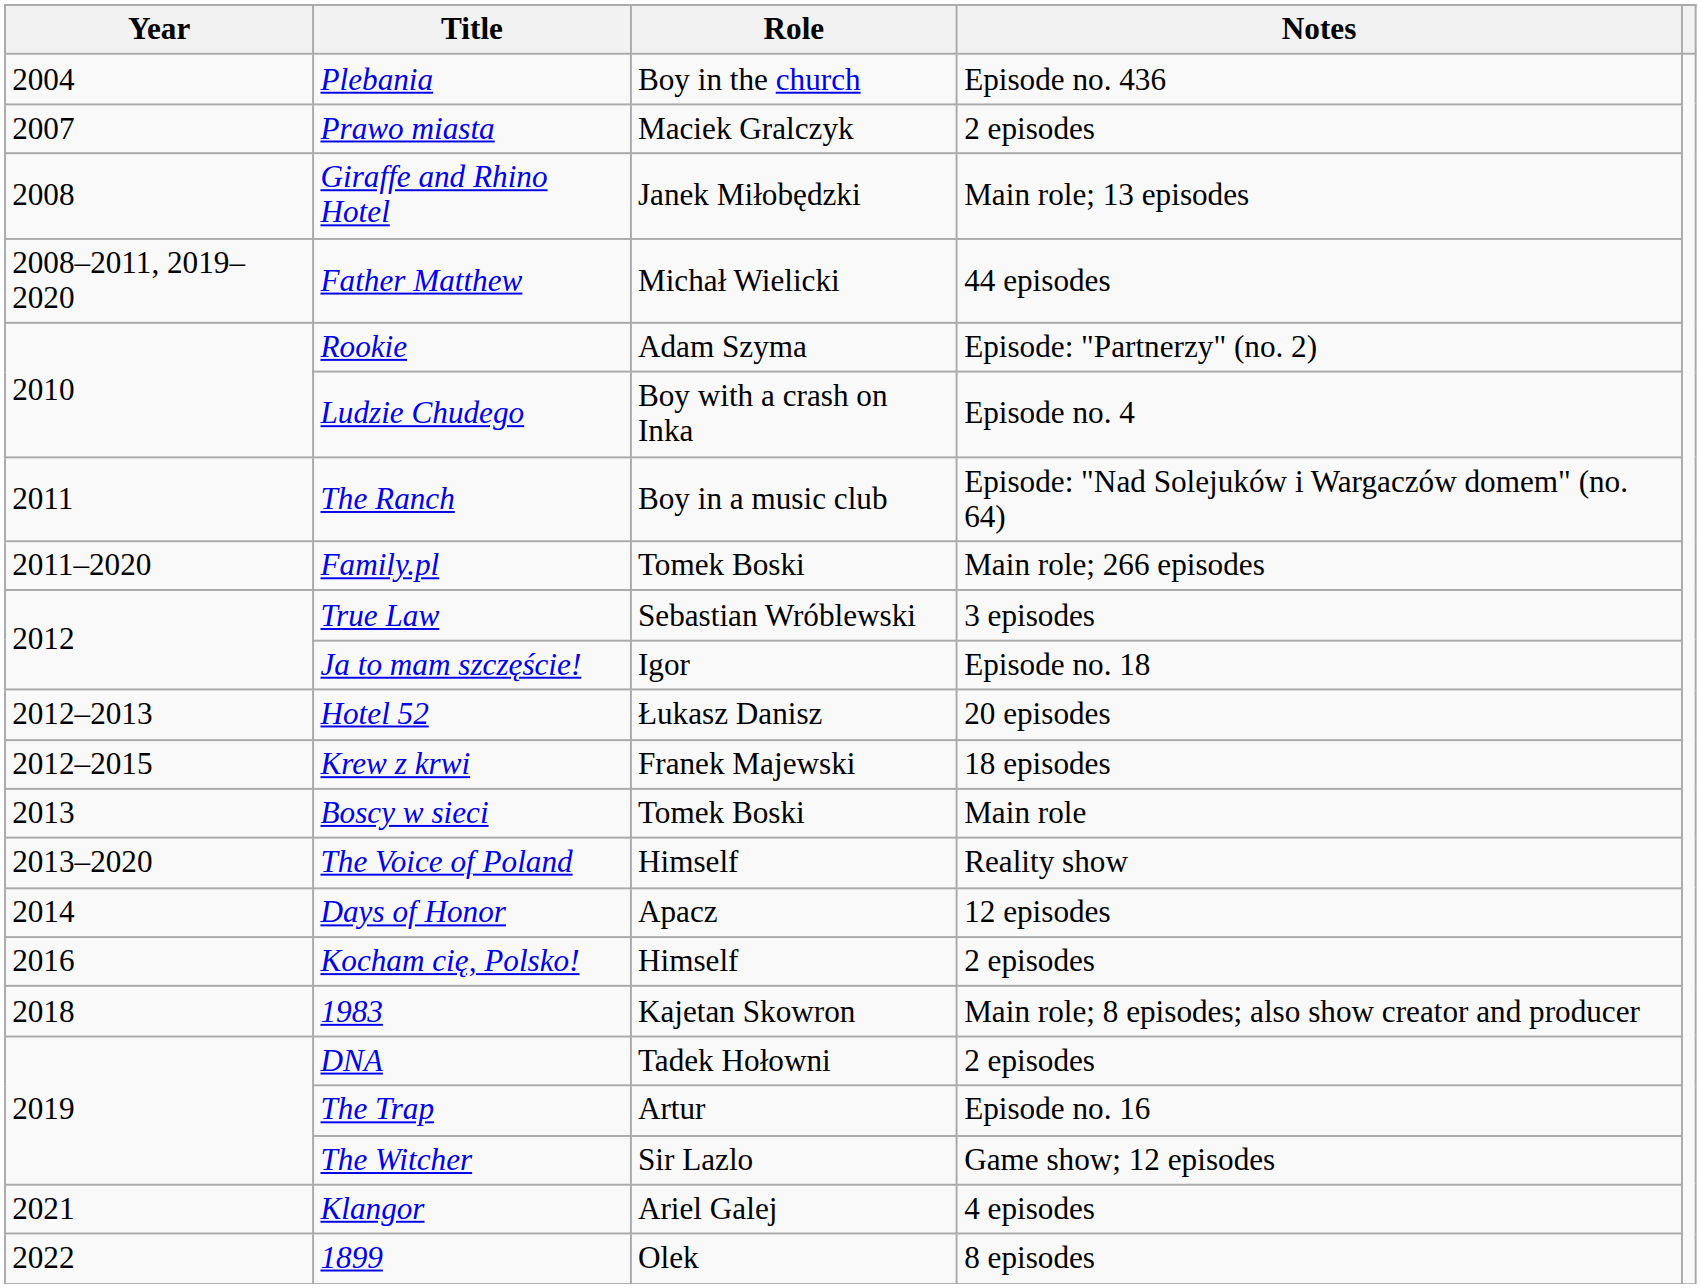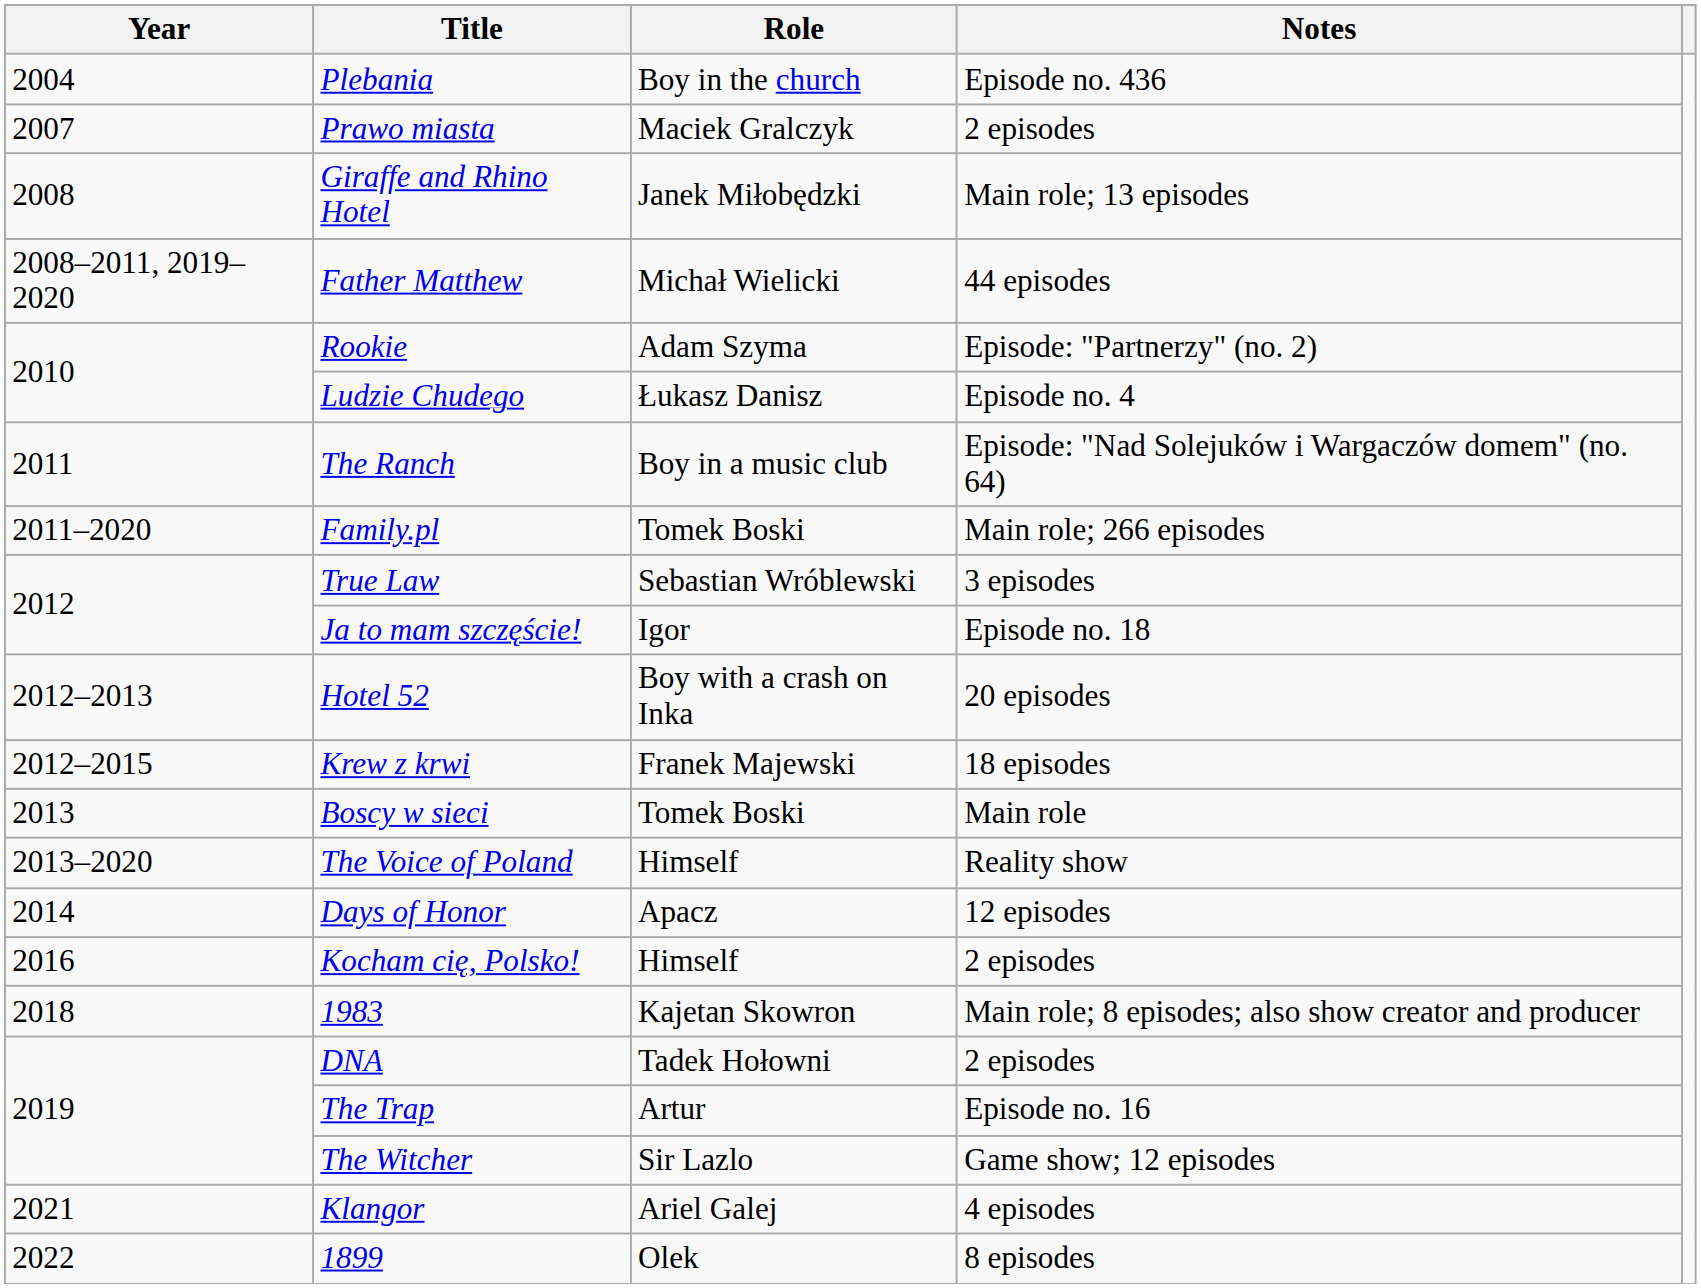(763, 413) Boy with a crash on Inka -> (730, 396) Łukasz Danisz
(730, 713) Łukasz Danisz -> (763, 696) Boy with a crash on Inka
